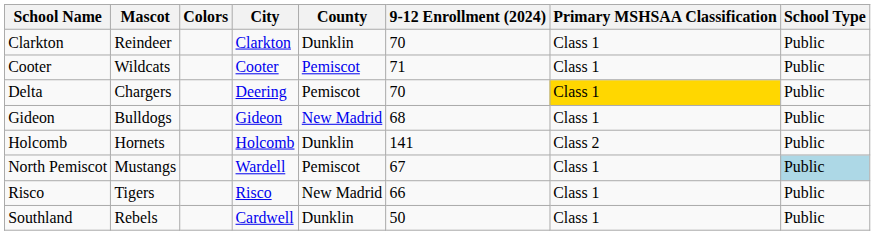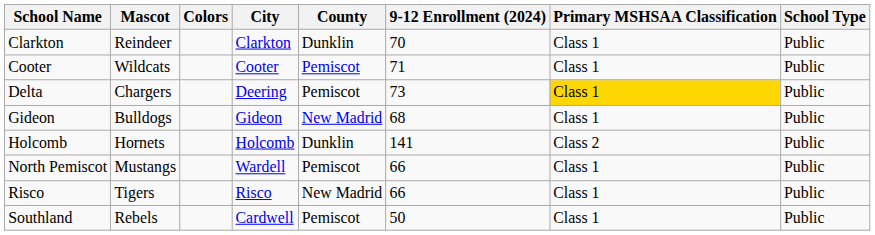(398, 92) 70 -> (398, 92) 73
(398, 167) 67 -> (398, 167) 66
(804, 167) lightblue background -> (804, 167) no background
(328, 218) Dunklin -> (331, 218) Pemiscot
